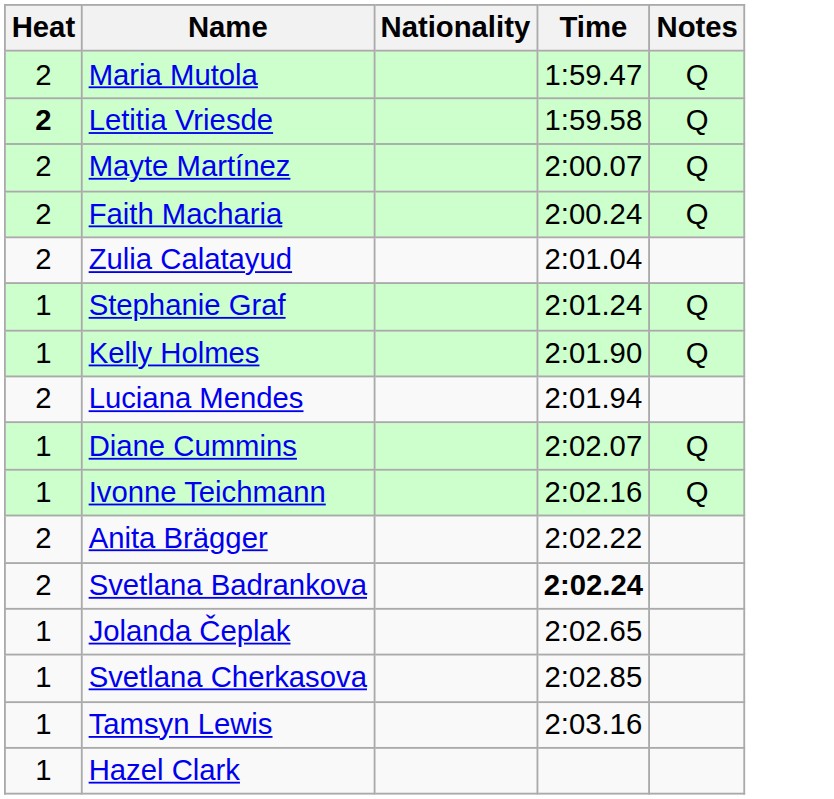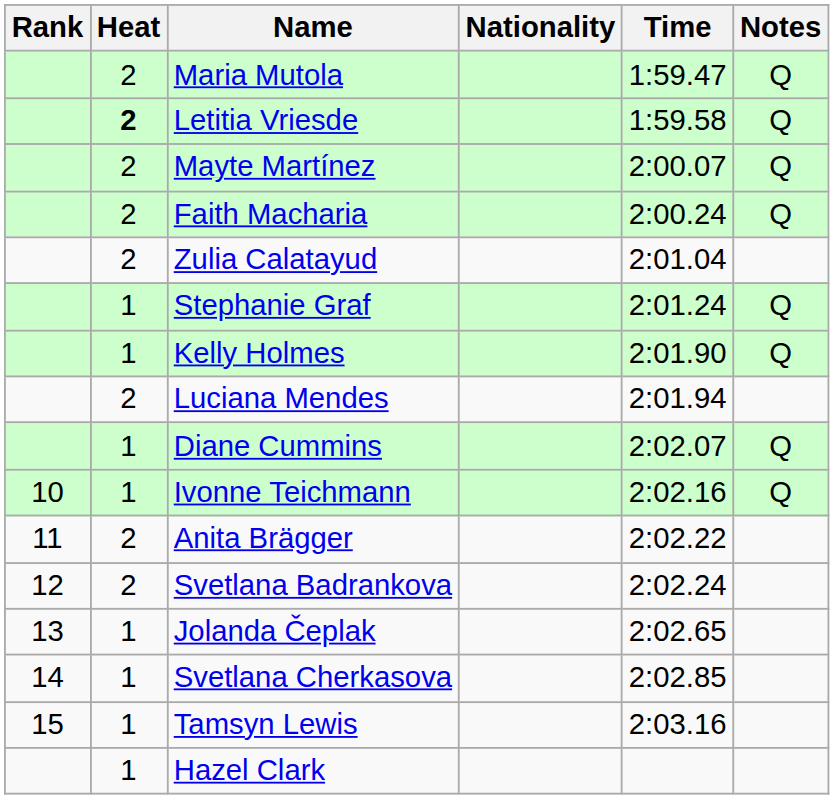+ column: (47, 27)
(593, 584) bold -> (678, 584) normal
